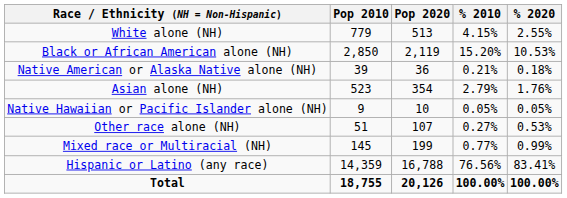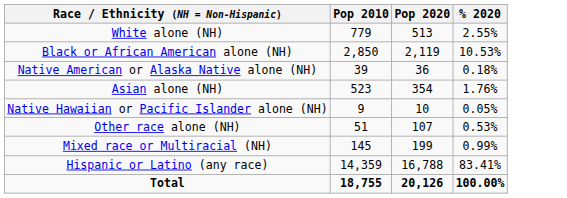- column: (480, 14)
